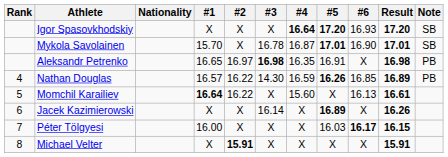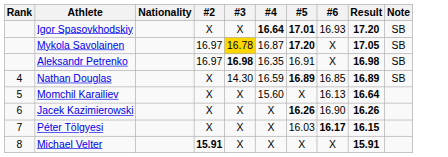- column: (209, 12)
(333, 29) 17.20 -> (302, 29) 17.01
(240, 45) X -> (209, 45) 16.97
(271, 45) no background -> (240, 45) gold background
(333, 45) 17.01 -> (302, 45) 17.20
(363, 45) 16.90 -> (333, 45) X
(397, 45) 17.01 -> (366, 45) 17.05
(429, 62) PB -> (398, 62) SB
(240, 78) 16.22 -> (209, 78) X
(333, 78) 16.26 -> (302, 78) 16.89
(429, 78) PB -> (398, 78) SB
(240, 95) 16.22 -> (209, 95) X
(397, 95) 16.61 -> (366, 95) 16.64
(271, 111) 16.14 -> (240, 111) X
(333, 111) 16.89 -> (302, 111) 16.26
(363, 111) X -> (333, 111) 16.90
